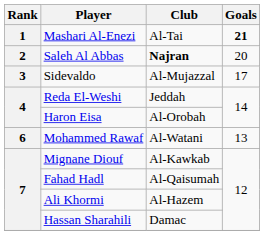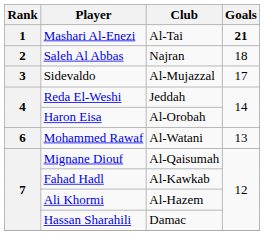(169, 55) bold -> (167, 55) normal
(241, 55) 20 -> (241, 55) 18
(180, 158) Al-Kawkab -> (184, 158) Al-Qaisumah
(184, 179) Al-Qaisumah -> (180, 179) Al-Kawkab
